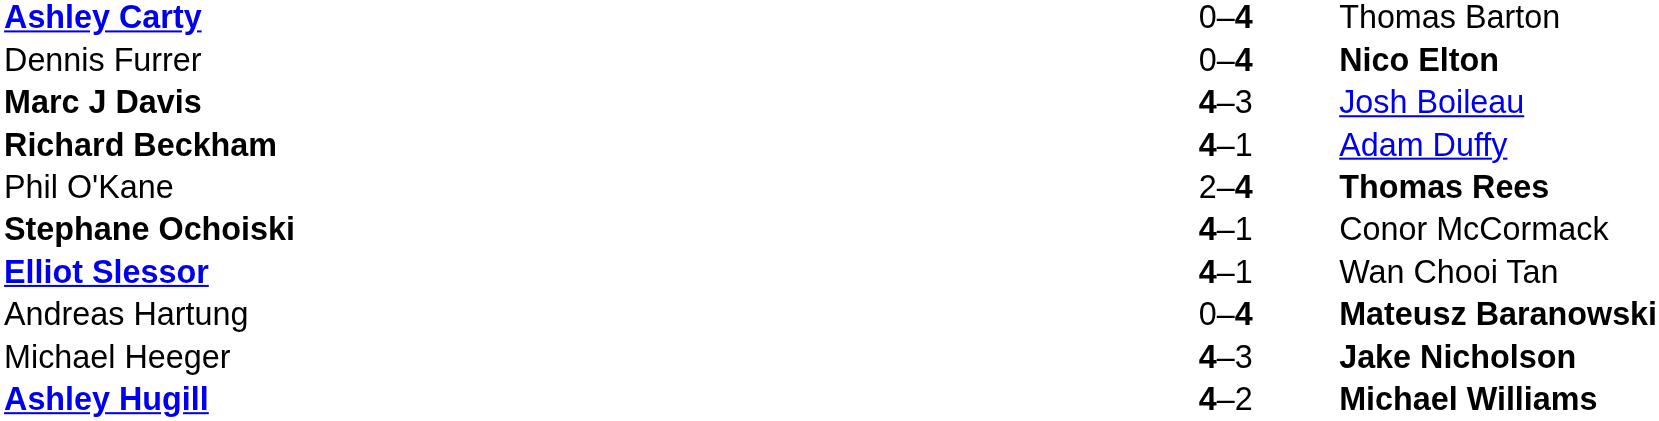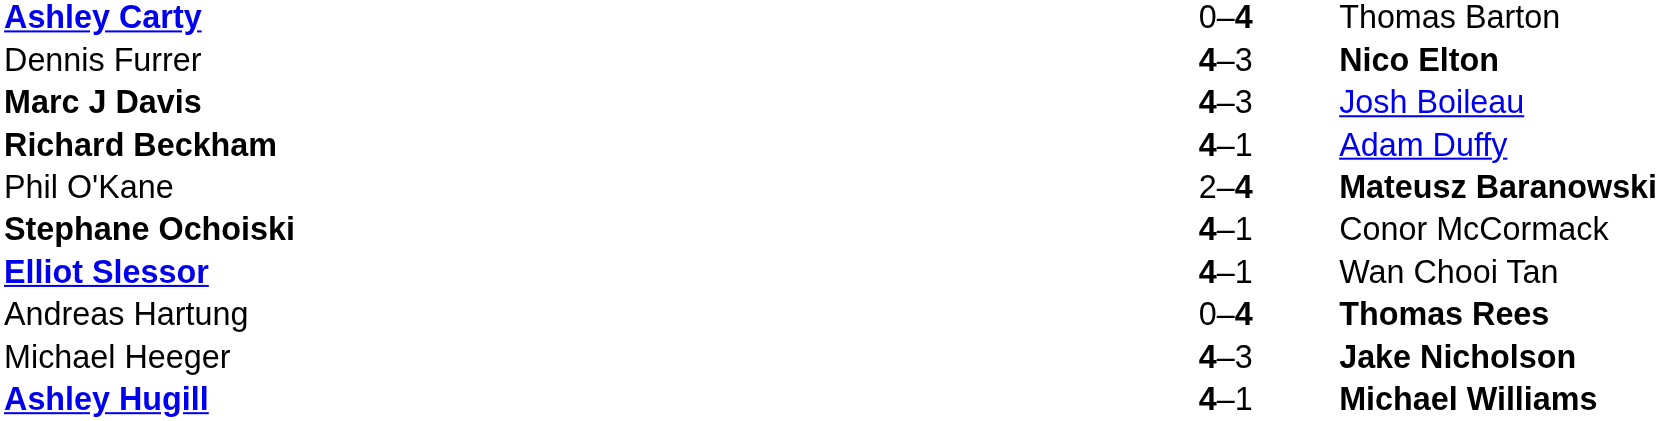(1226, 60) 0–4 -> (1226, 60) 4–3
(1444, 187) Thomas Rees -> (1498, 187) Mateusz Baranowski
(1498, 314) Mateusz Baranowski -> (1444, 314) Thomas Rees
(1226, 399) 4–2 -> (1226, 399) 4–1
